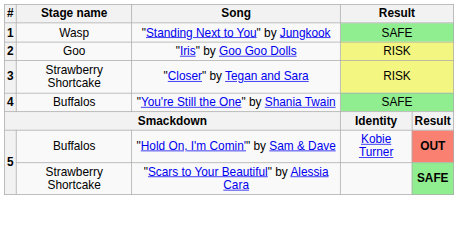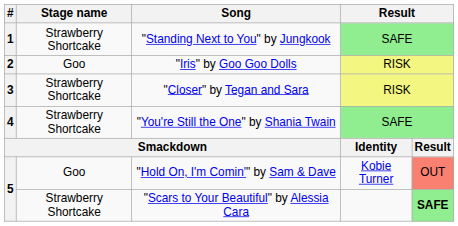(74, 32) Wasp -> (74, 39) Strawberry Shortcake
(74, 102) Buffalos -> (74, 122) Strawberry Shortcake
(74, 146) Buffalos -> (74, 173) Goo
(433, 146) bold -> (433, 173) normal
